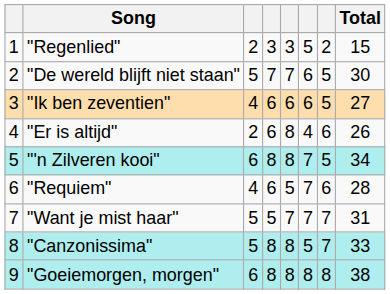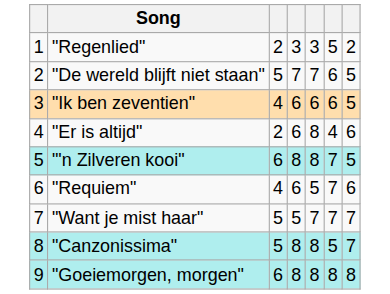- column: (360, 18)
